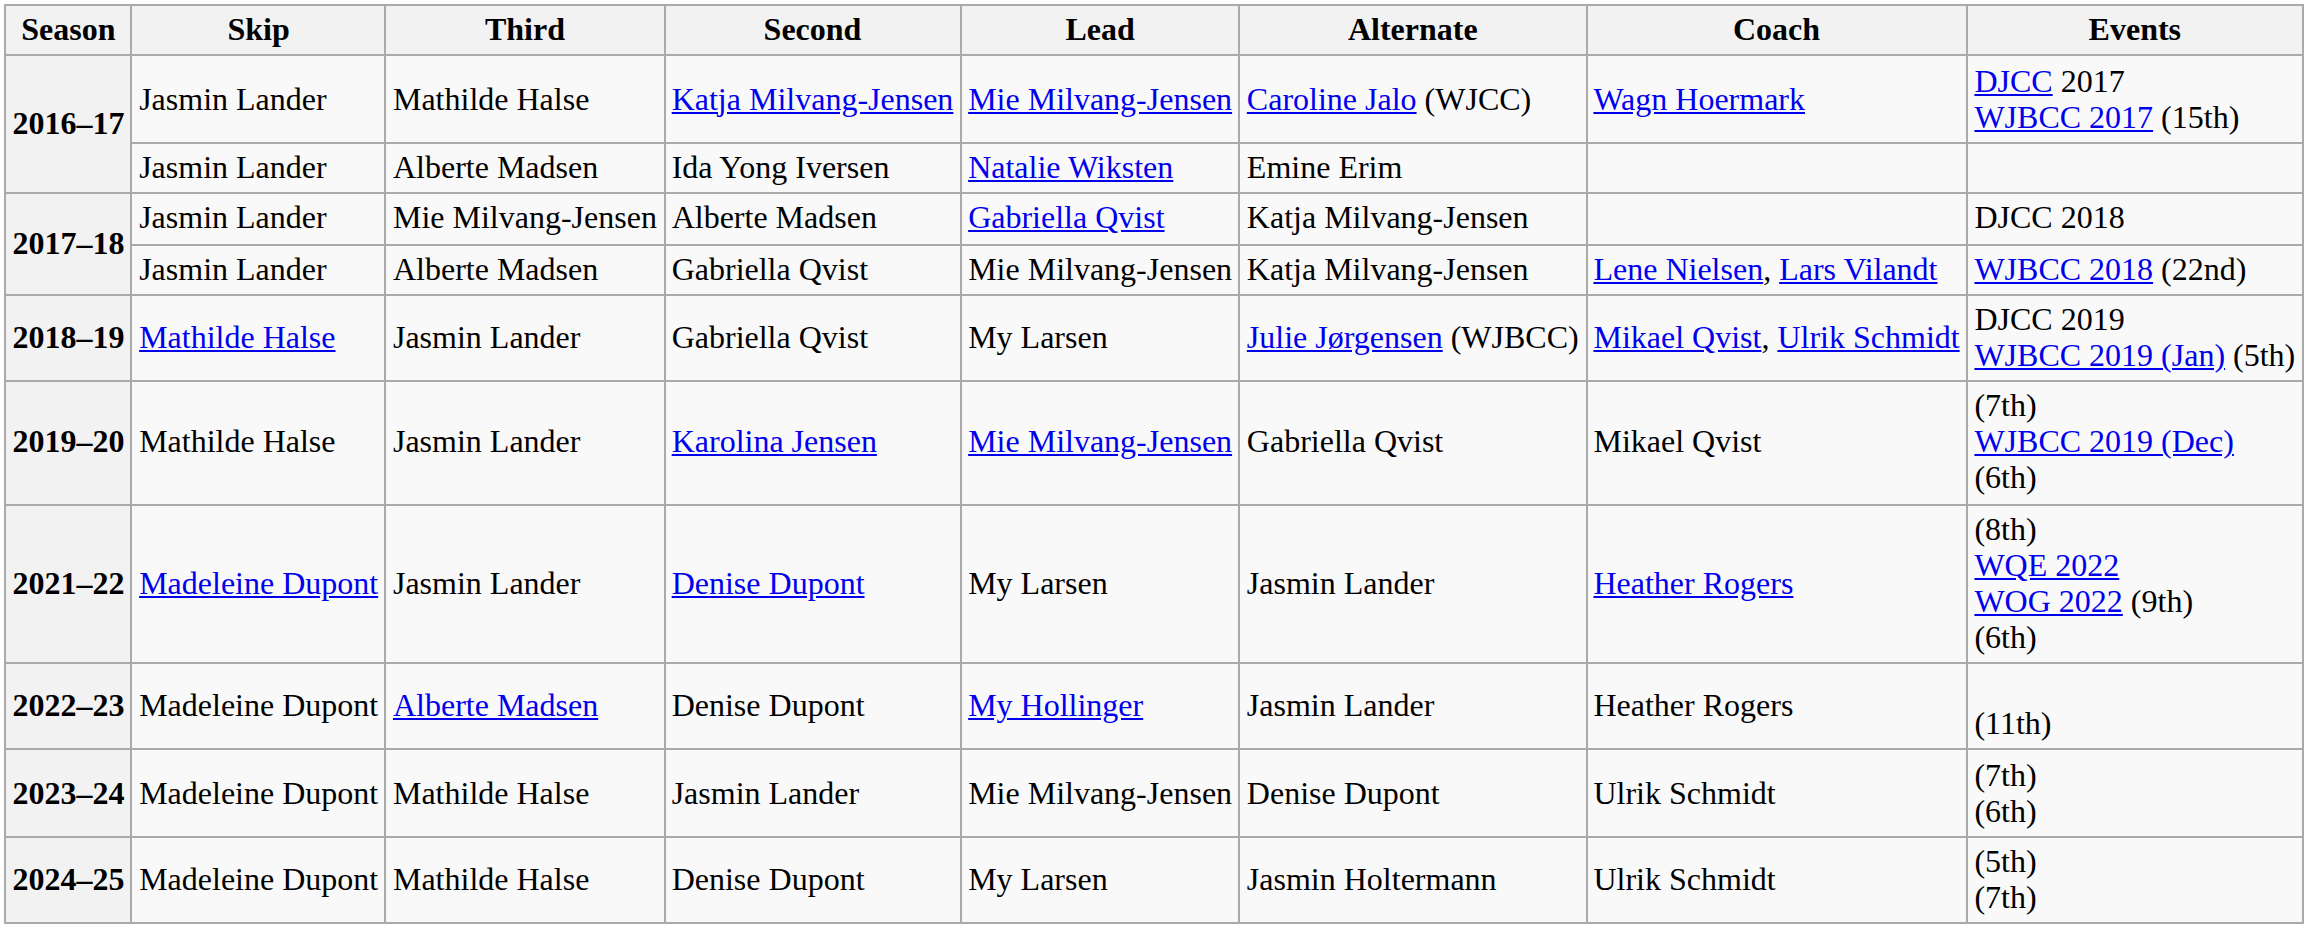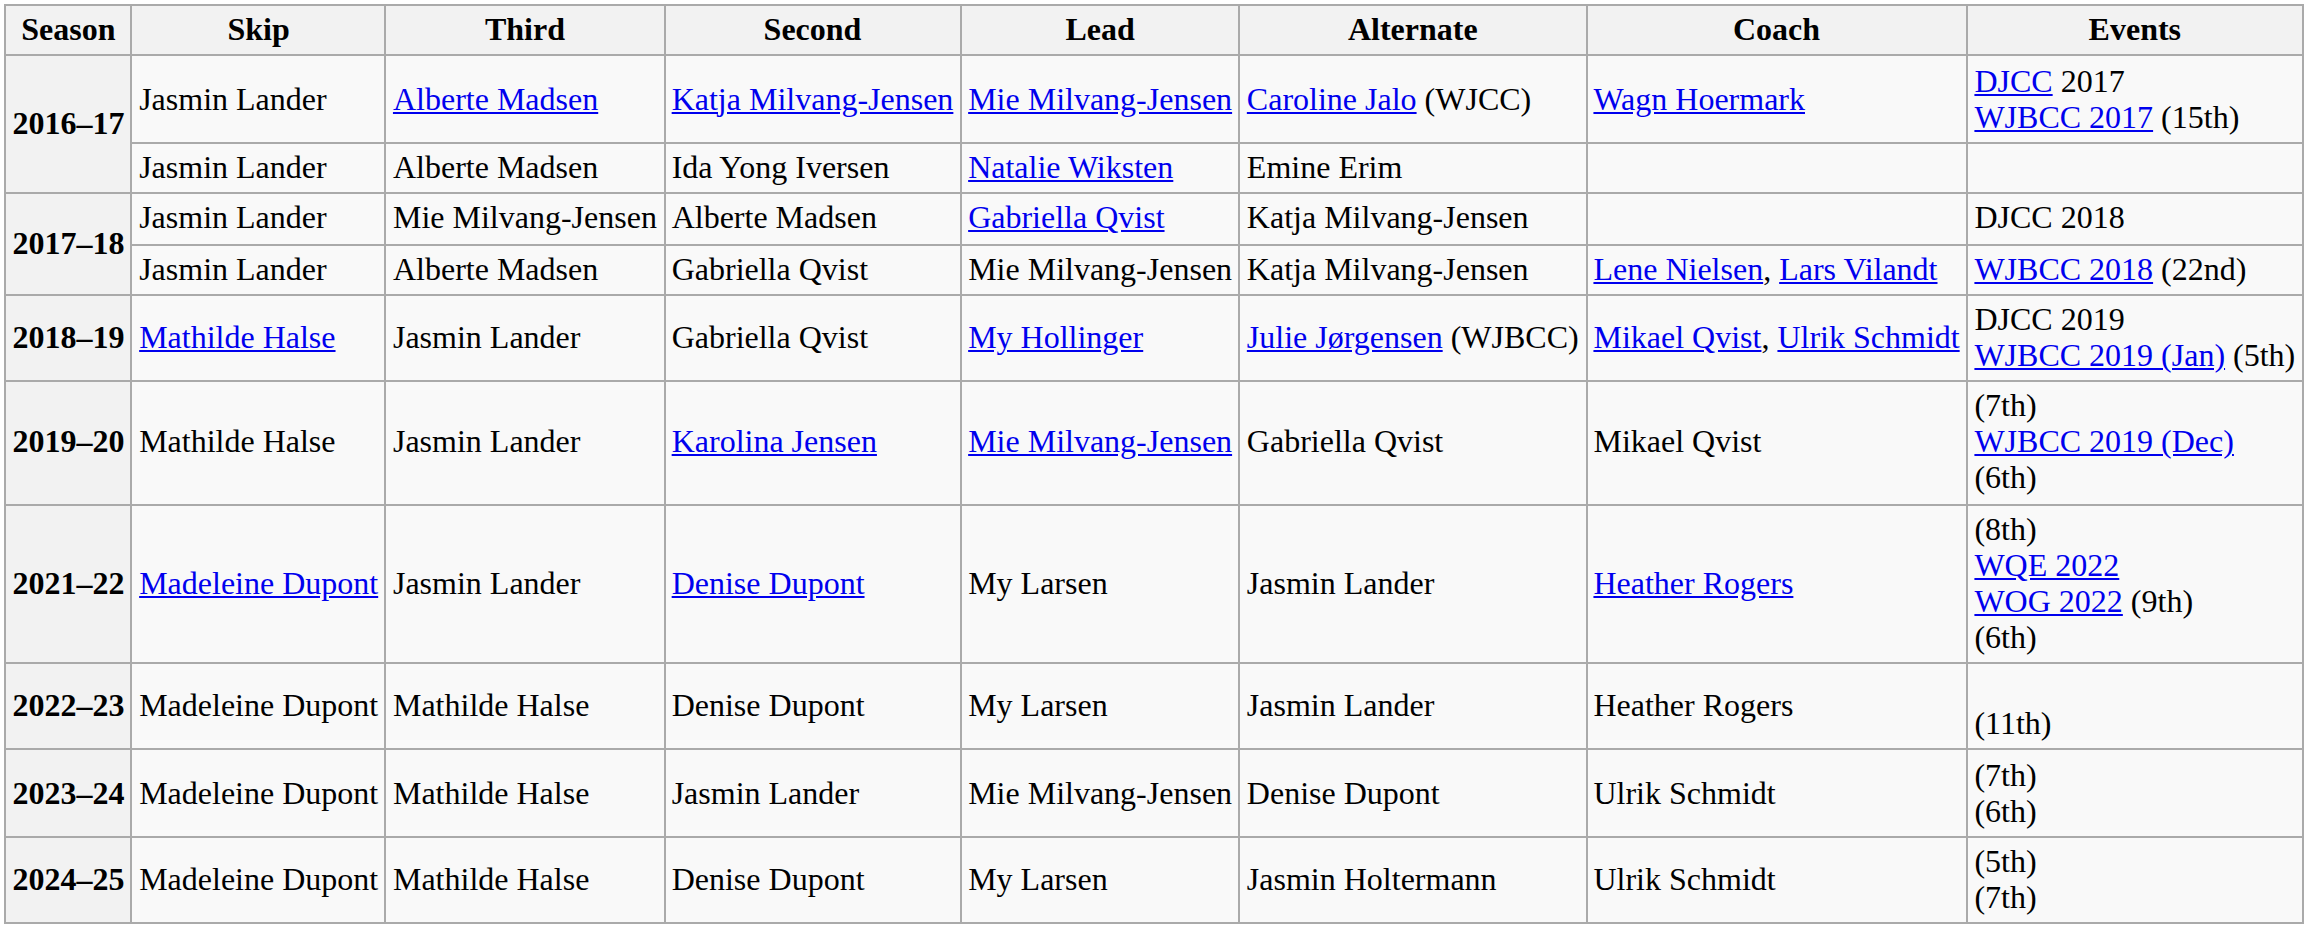(491, 98) Mathilde Halse -> (496, 98) Alberte Madsen
(1038, 337) My Larsen -> (1056, 337) My Hollinger
(496, 705) Alberte Madsen -> (491, 705) Mathilde Halse
(1056, 705) My Hollinger -> (1038, 705) My Larsen
